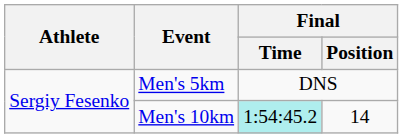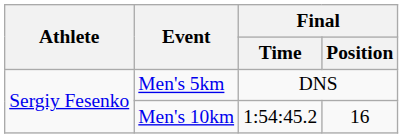(280, 117) paleturquoise background -> (280, 117) no background
(360, 117) 14 -> (360, 117) 16
